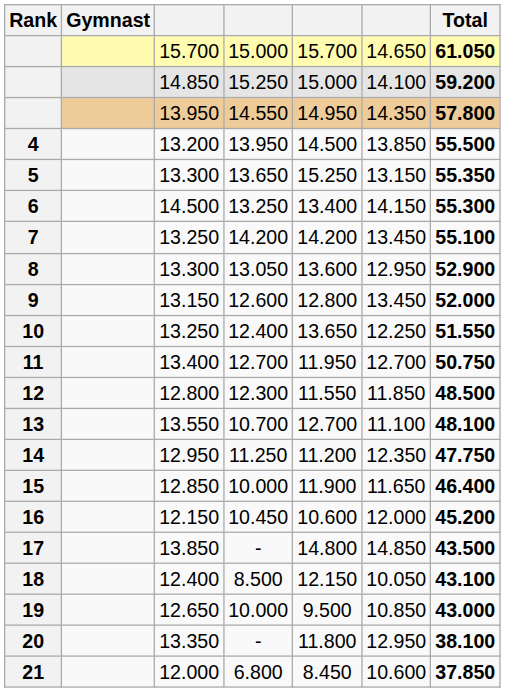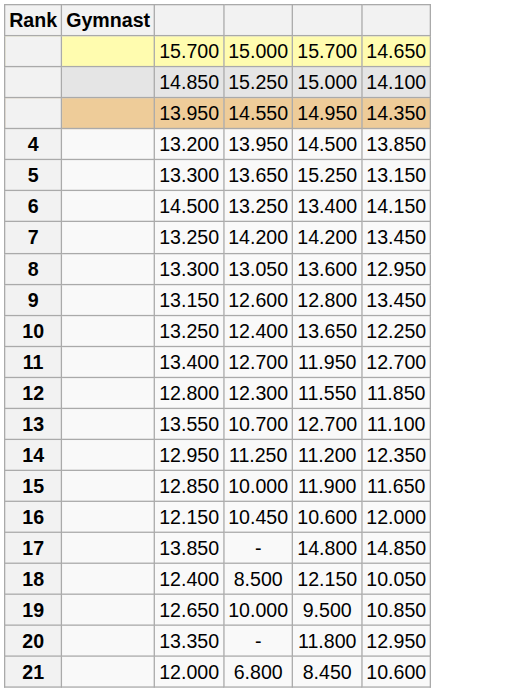- column: (465, 20)
